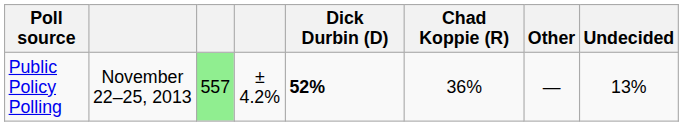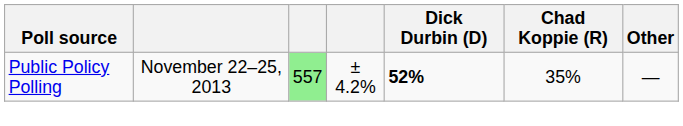- column: (629, 38)
(464, 86) 36% -> (563, 76) 35%
